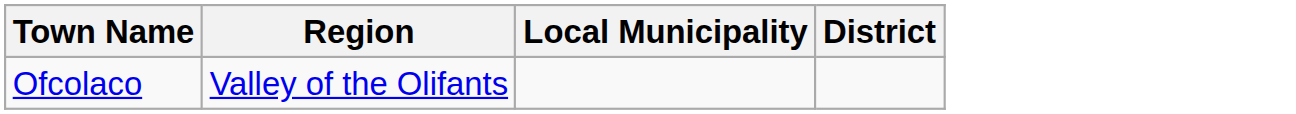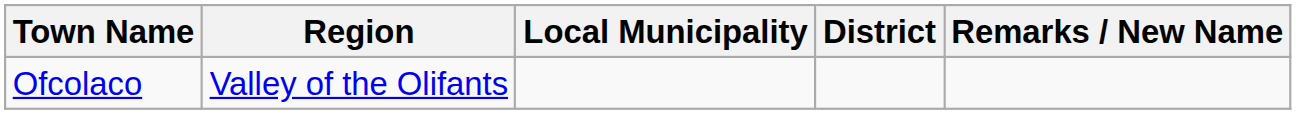+ column: (1117, 31)
